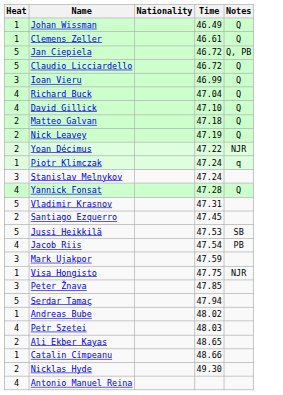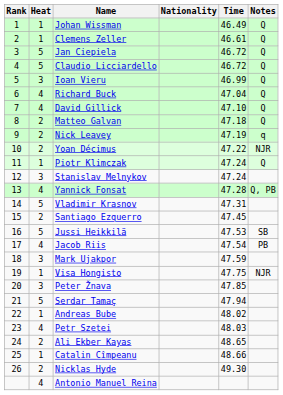+ column: (17, 11)
(239, 53) Q, PB -> (263, 53) Q
(239, 135) Q -> (263, 135) q
(239, 163) q -> (263, 163) Q
(239, 190) Q -> (263, 190) Q, PB
